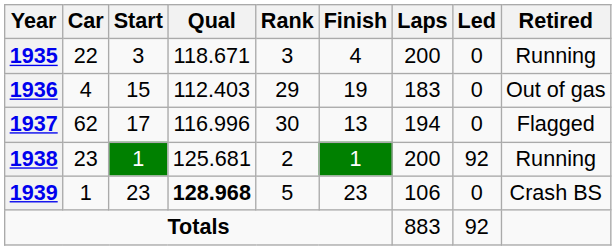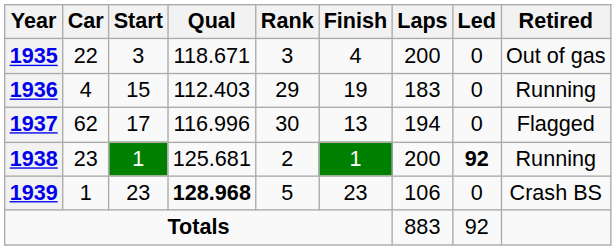(556, 55) Running -> (556, 55) Out of gas
(556, 90) Out of gas -> (556, 90) Running
(477, 158) normal -> (477, 158) bold
